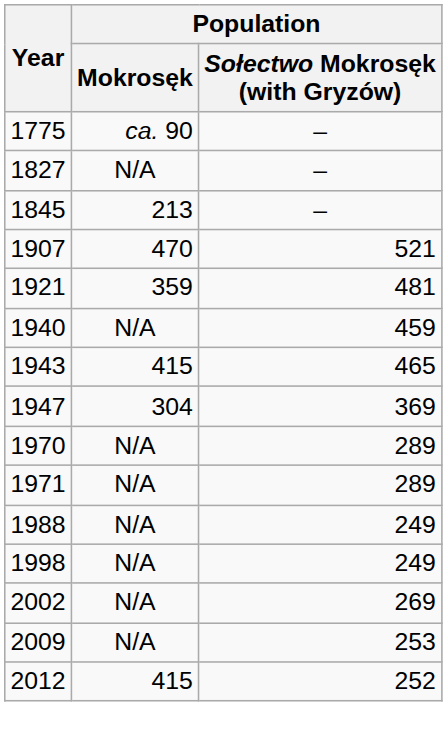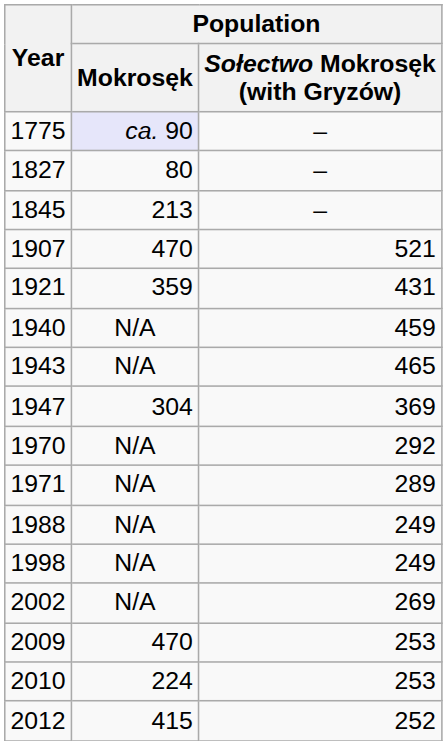(159, 130) no background -> (159, 130) lavender background
(135, 170) N/A -> (179, 170) 80
(415, 288) 481 -> (415, 288) 431
(172, 366) 415 -> (135, 366) N/A
(415, 445) 289 -> (415, 445) 292
(135, 642) N/A -> (172, 642) 470
+ row: (38, 681)
